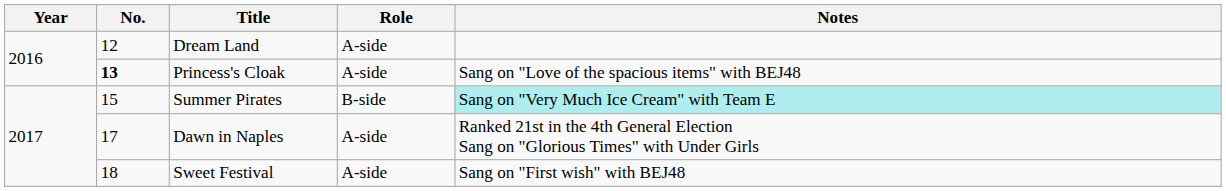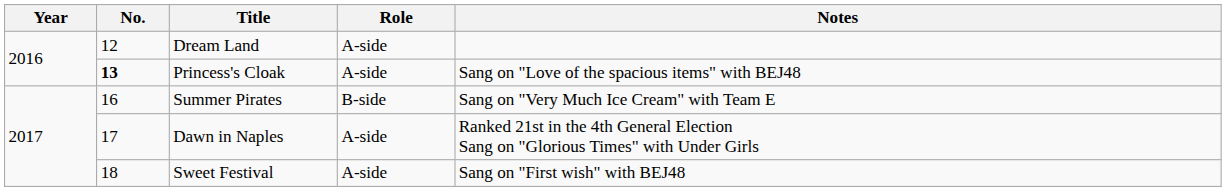(109, 99) 15 -> (109, 99) 16
(617, 99) paleturquoise background -> (617, 99) no background
